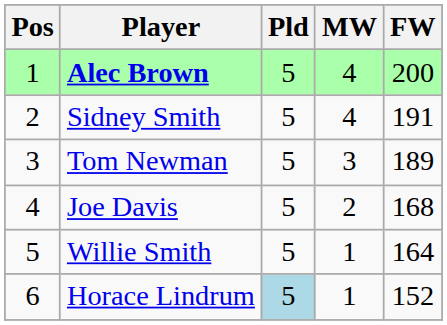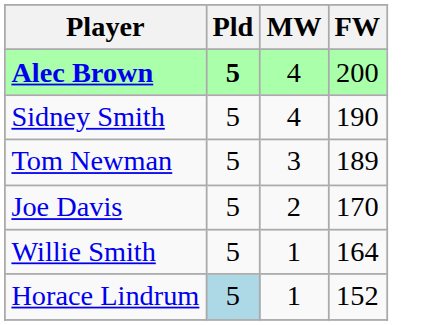- column: (33, 26)
(288, 71) normal -> (233, 71) bold
(413, 116) 191 -> (357, 116) 190
(413, 206) 168 -> (357, 206) 170
